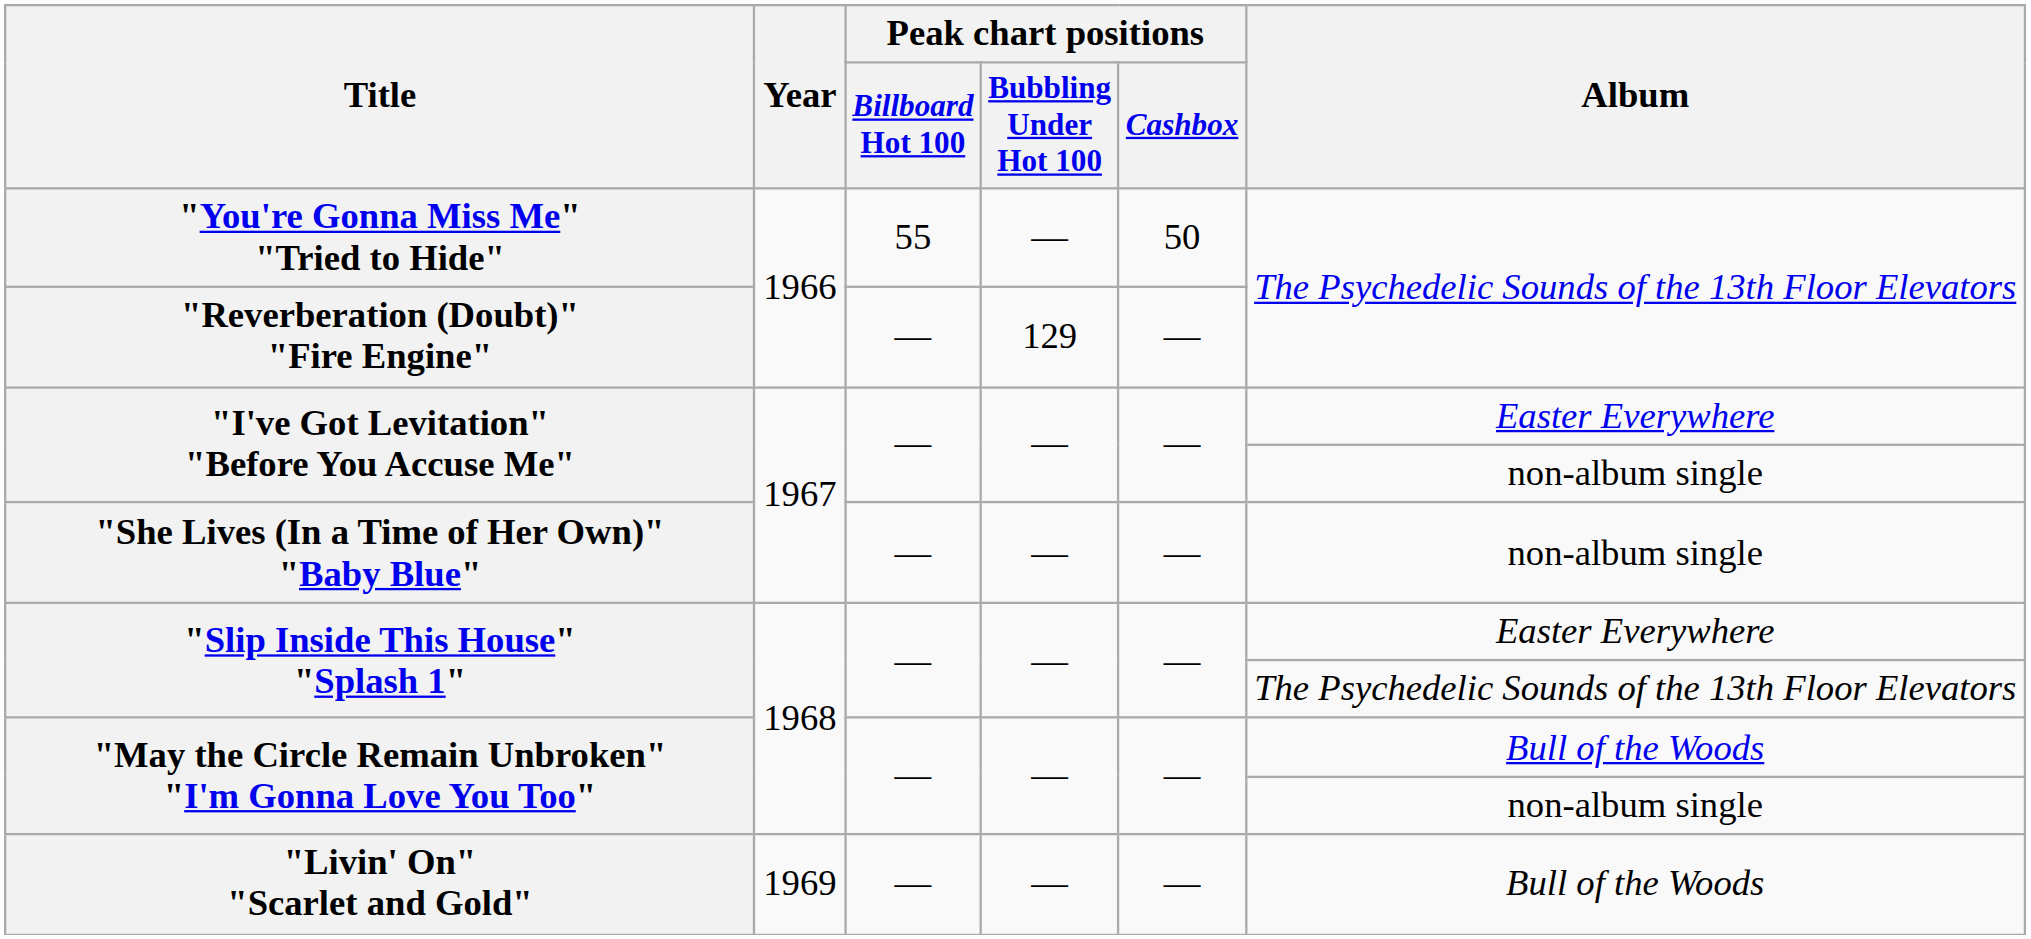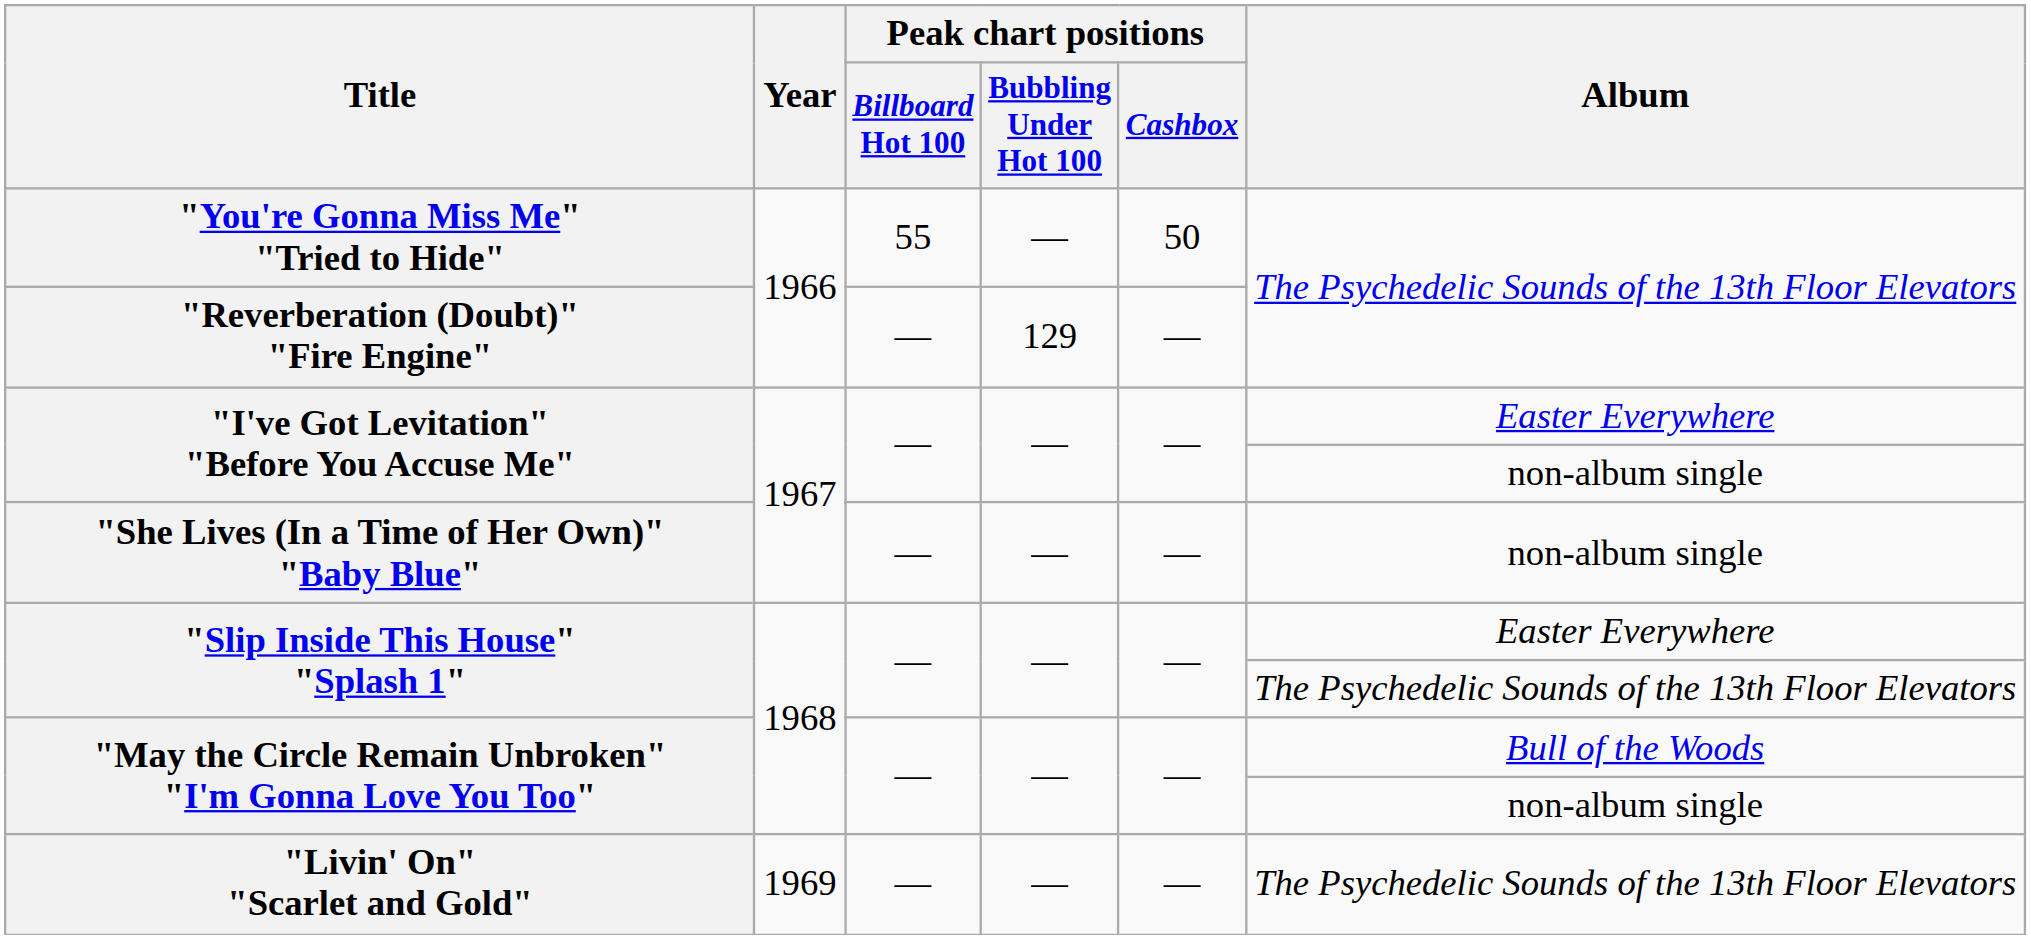(1635, 883) Bull of the Woods -> (1635, 883) The Psychedelic Sounds of the 13th Floor Elevators
